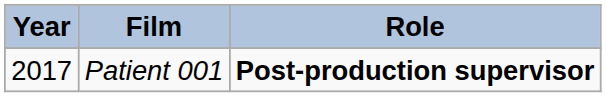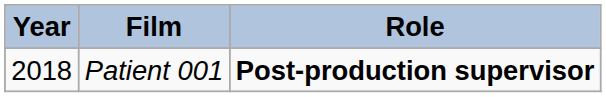(42, 70) 2017 -> (42, 70) 2018
